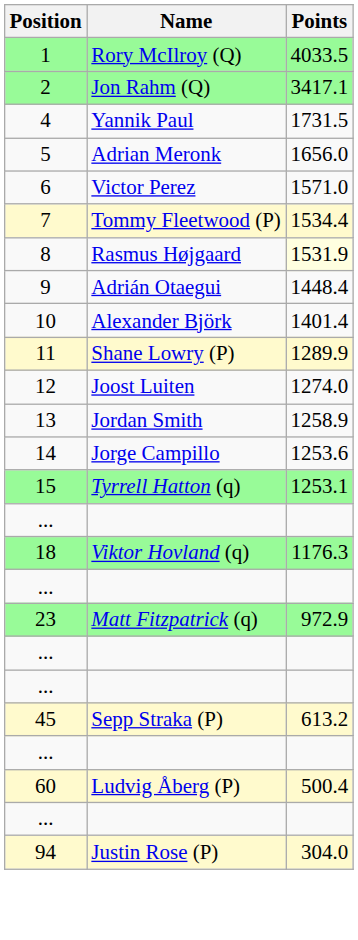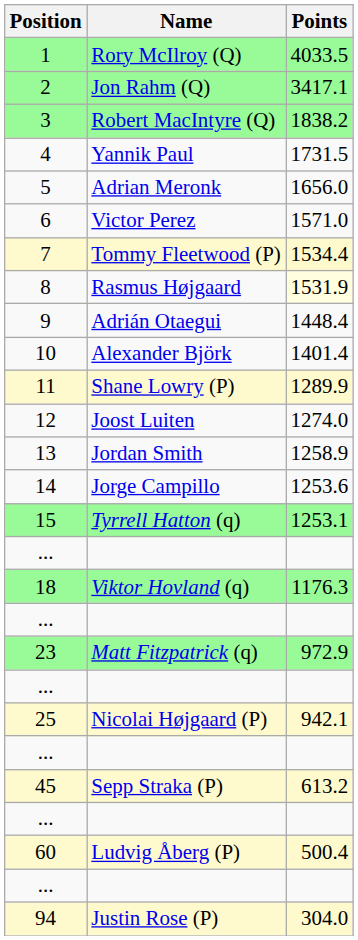+ row: (46, 120)
+ row: (46, 719)
